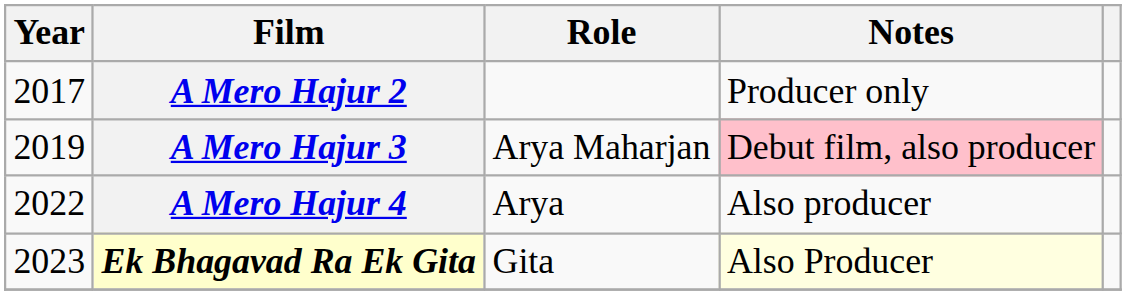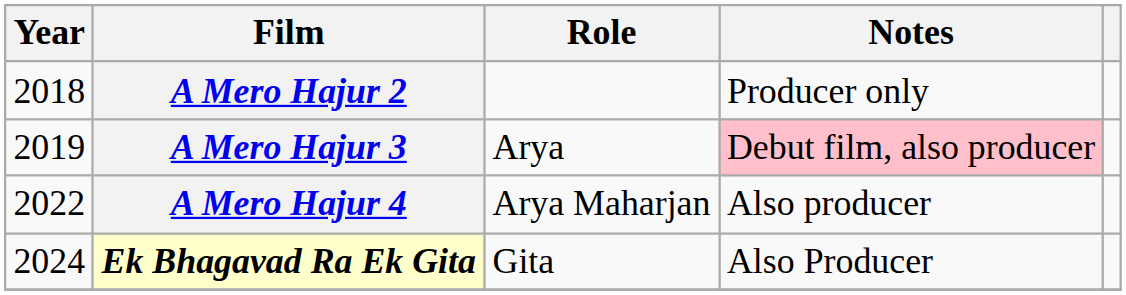(49, 89) 2017 -> (49, 89) 2018
(601, 146) Arya Maharjan -> (528, 146) Arya
(528, 203) Arya -> (601, 203) Arya Maharjan
(49, 260) 2023 -> (49, 260) 2024
(830, 260) lightyellow background -> (830, 260) no background
